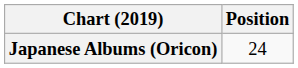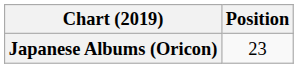(258, 48) 24 -> (258, 48) 23
